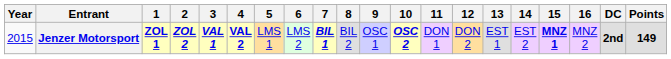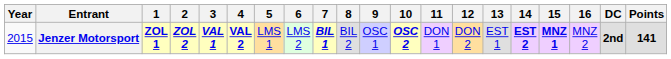(525, 38) normal -> (525, 38) bold
(647, 38) 149 -> (647, 38) 141
